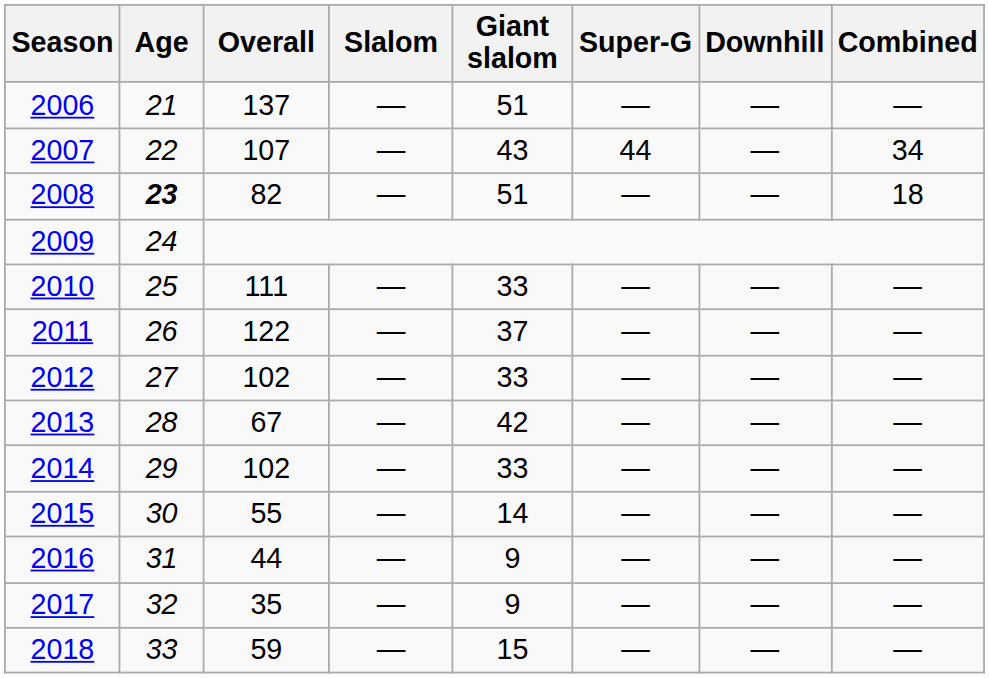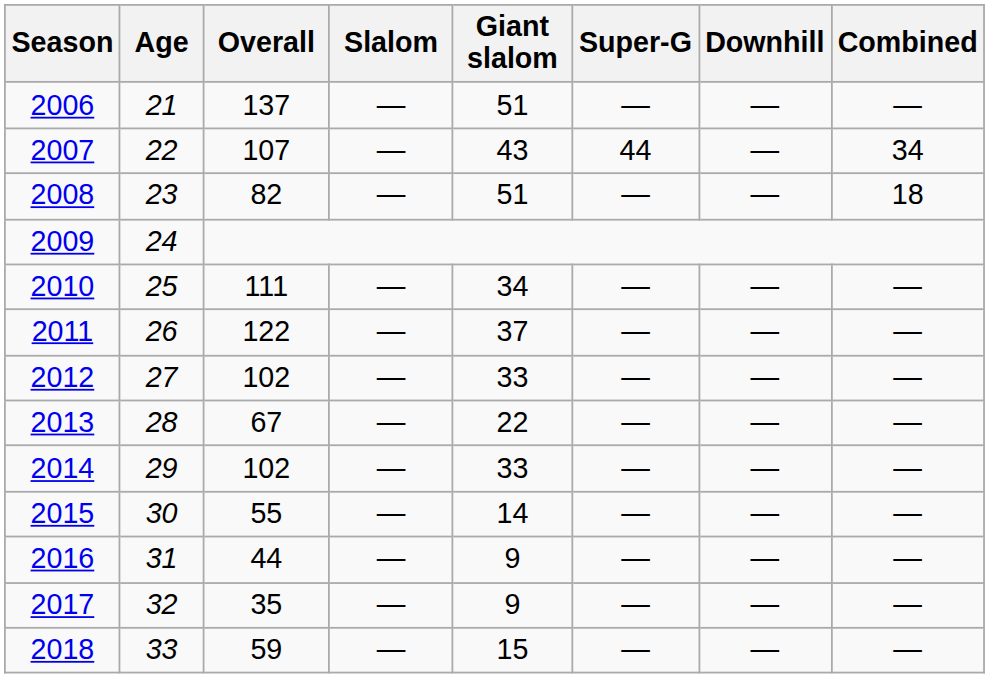(162, 195) bold -> (162, 195) normal
(512, 286) 33 -> (512, 286) 34
(512, 422) 42 -> (512, 422) 22
